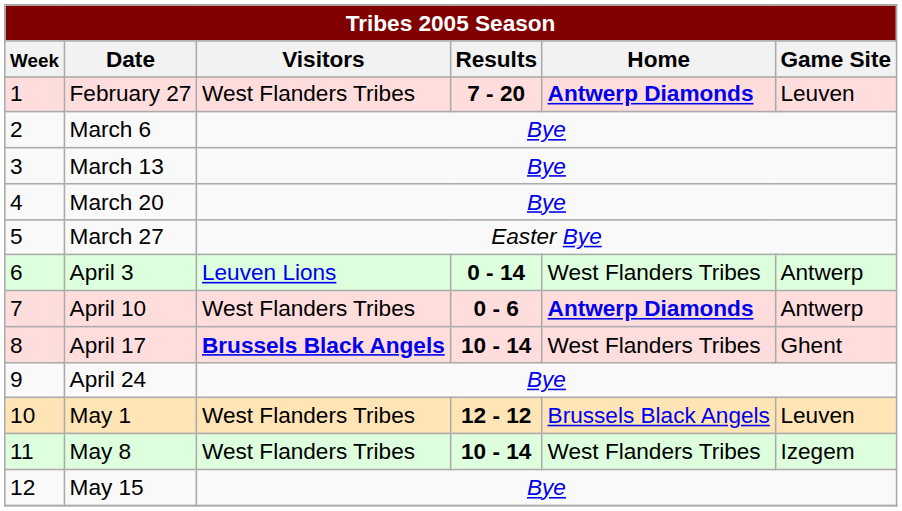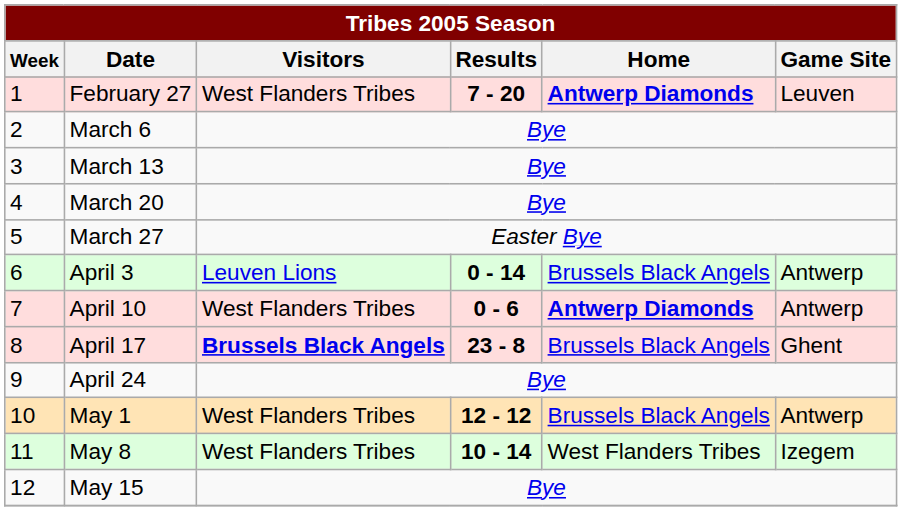(654, 273) West Flanders Tribes -> (659, 273) Brussels Black Angels
(496, 344) 10 - 14 -> (496, 344) 23 - 8
(654, 344) West Flanders Tribes -> (659, 344) Brussels Black Angels
(818, 416) Leuven -> (822, 416) Antwerp
